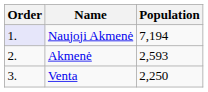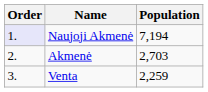(154, 55) 2,593 -> (154, 55) 2,703
(154, 76) 2,250 -> (154, 76) 2,259
